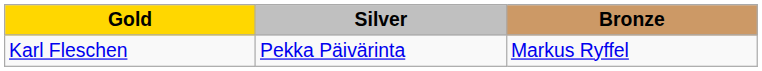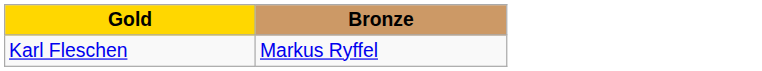- column: (381, 19)
